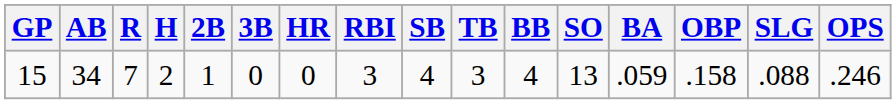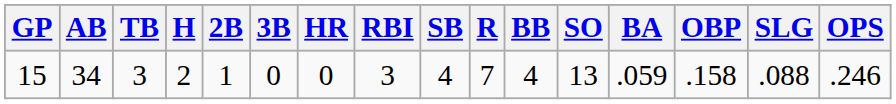columns swapped: (131, 27) <-> (478, 27)
